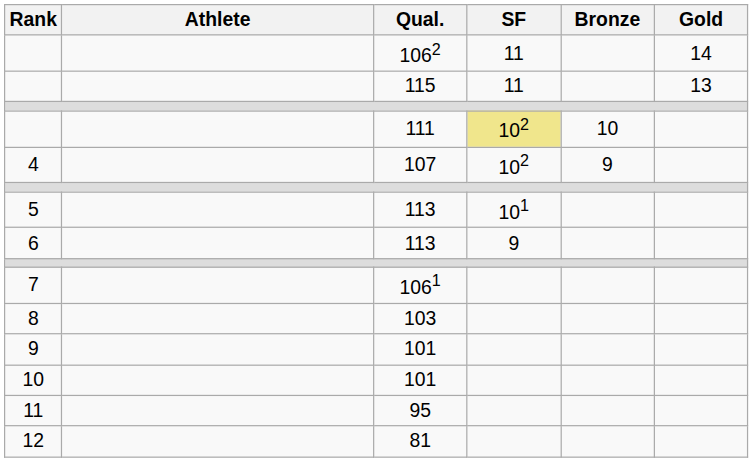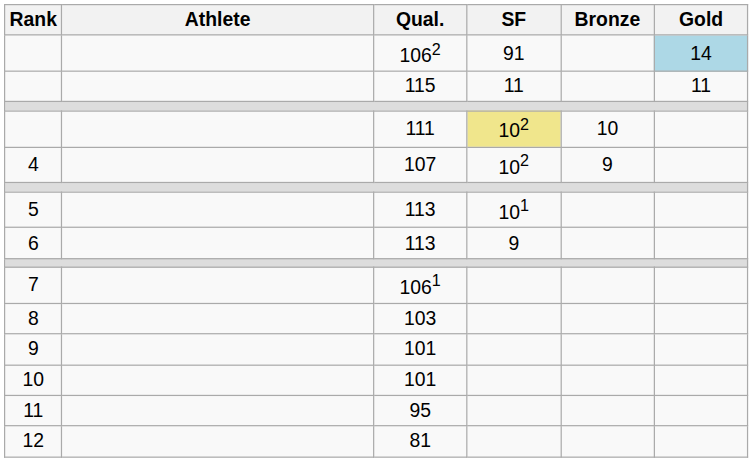(514, 53) 11 -> (514, 53) 91
(701, 53) no background -> (701, 53) lightblue background
(701, 86) 13 -> (701, 86) 11
